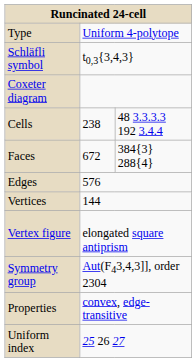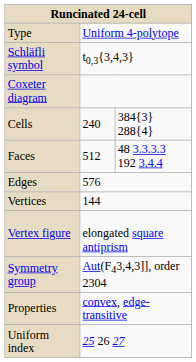(91, 123) 238 -> (91, 123) 240
(142, 123) 48 3.3.3.3 192 3.4.4 -> (136, 123) 384{3} 288{4}
(91, 156) 672 -> (91, 156) 512
(136, 156) 384{3} 288{4} -> (142, 156) 48 3.3.3.3 192 3.4.4
